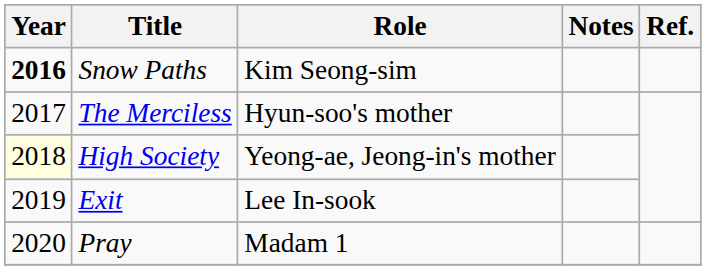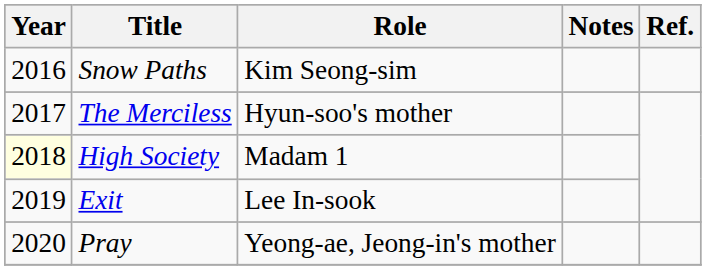(39, 69) bold -> (39, 69) normal
(400, 156) Yeong-ae, Jeong-in's mother -> (296, 156) Madam 1
(296, 243) Madam 1 -> (400, 243) Yeong-ae, Jeong-in's mother
